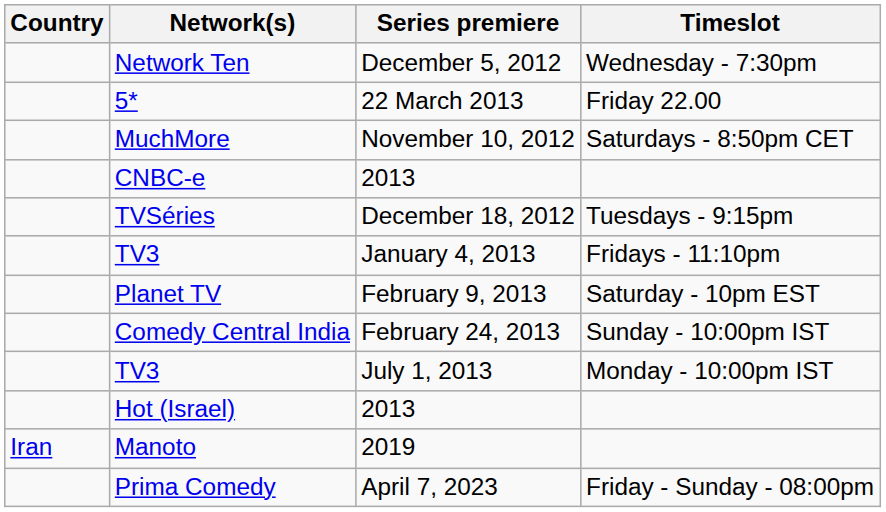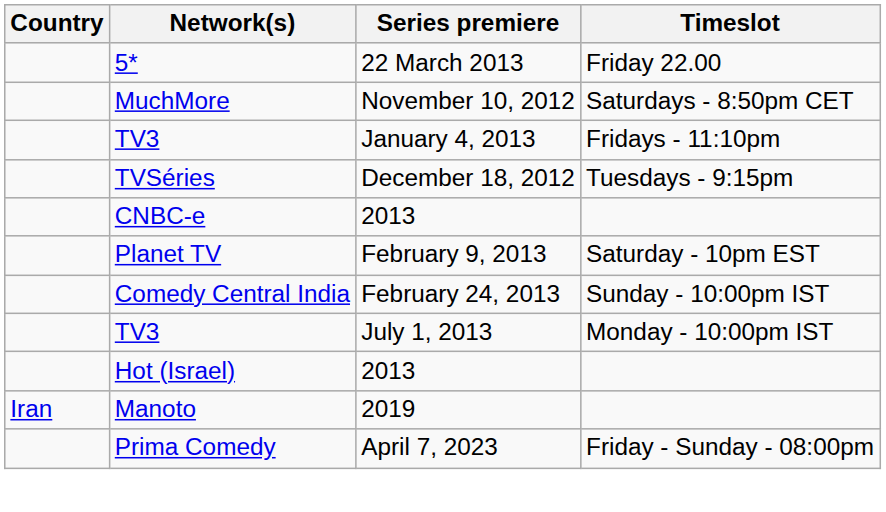- row: (182, 62)
rows swapped: (137, 255) <-> (160, 178)
